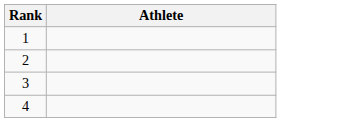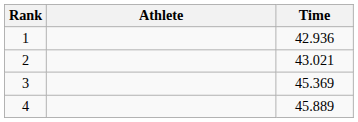+ column: (315, 15)
